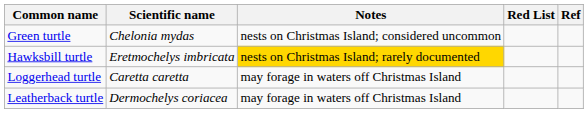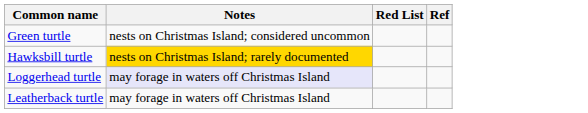- column: (172, 14)
(351, 77) no background -> (220, 77) lavender background
